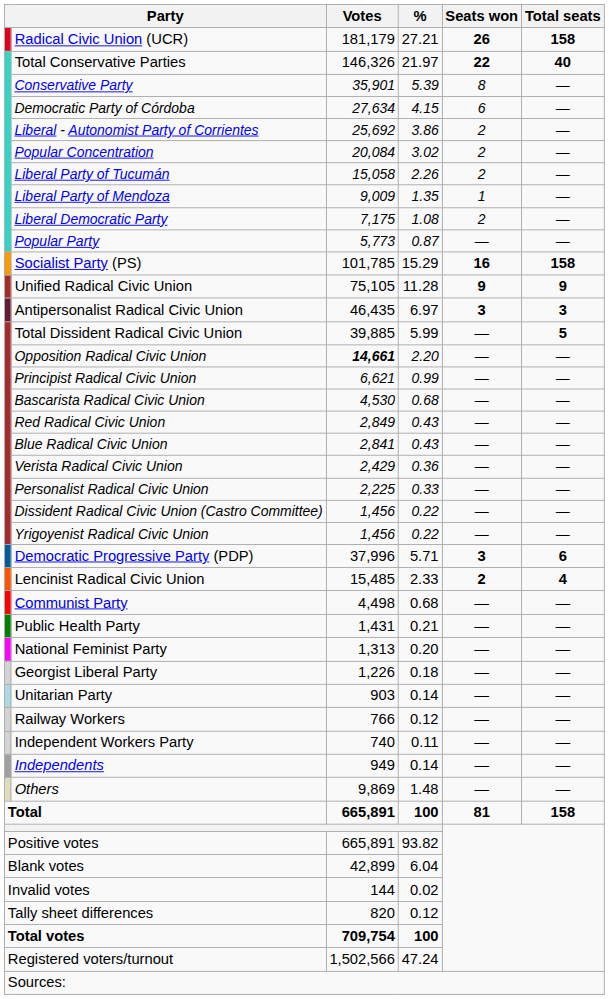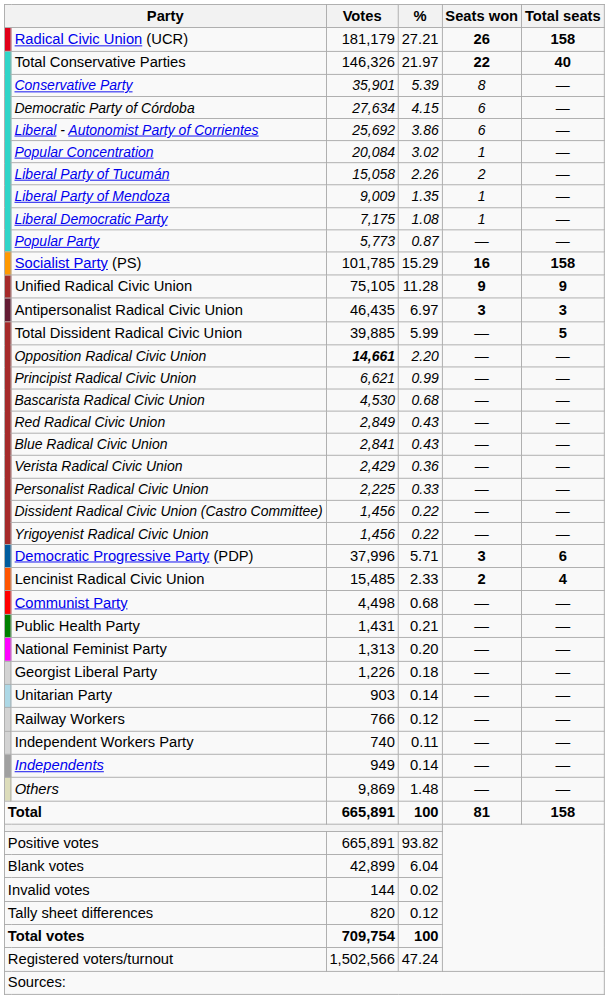(482, 130) 2 -> (482, 130) 6
(482, 152) 2 -> (482, 152) 1
(482, 218) 2 -> (482, 218) 1
